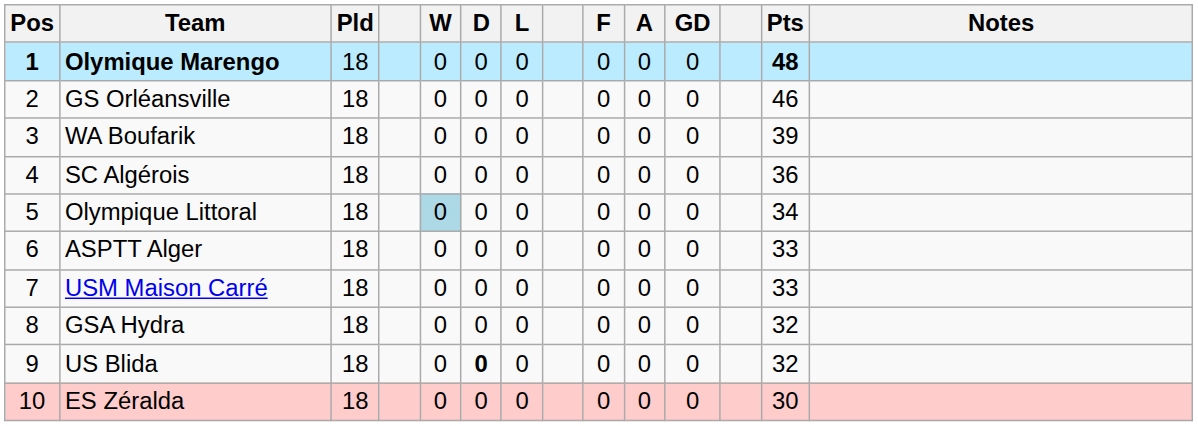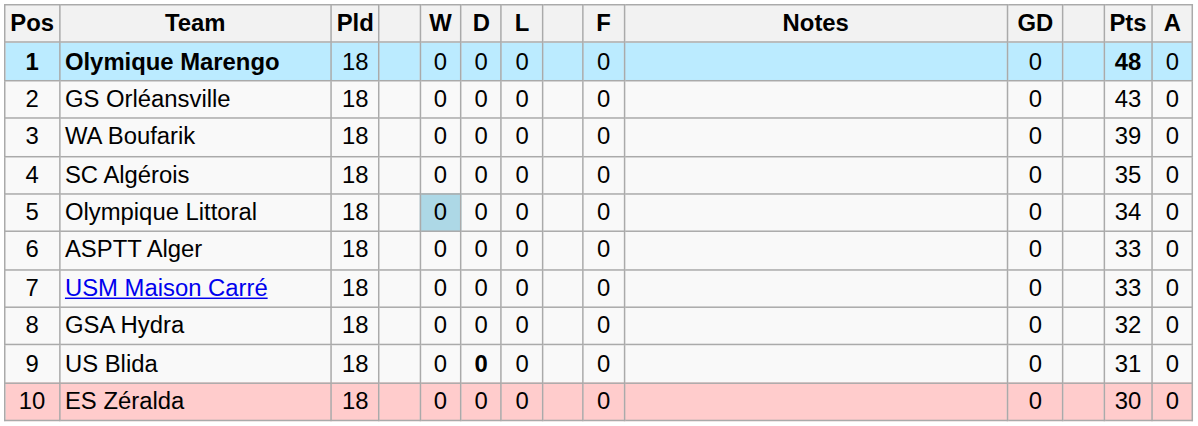columns swapped: (644, 23) <-> (1001, 23)
(785, 99) 46 -> (1128, 99) 43
(785, 174) 36 -> (1128, 174) 35
(785, 363) 32 -> (1128, 363) 31
